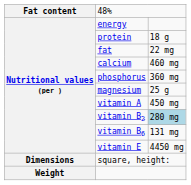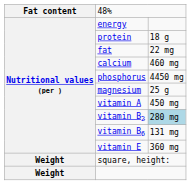(164, 77) 360 mg -> (167, 77) 4450 mg
(167, 147) 4450 mg -> (164, 147) 360 mg
(50, 160) Dimensions -> (50, 160) Weight
